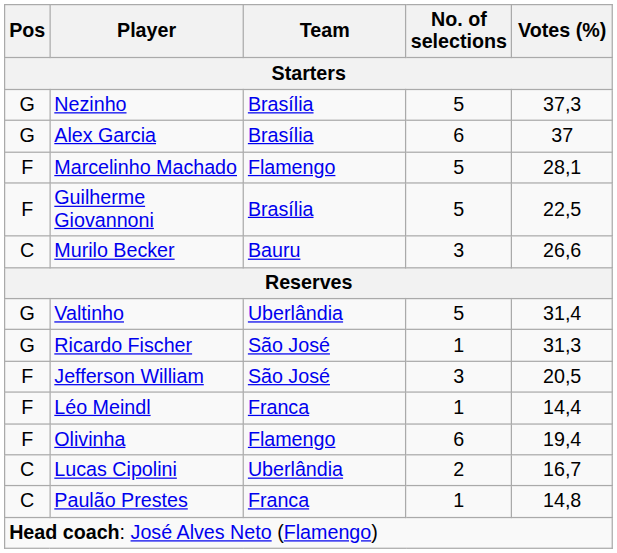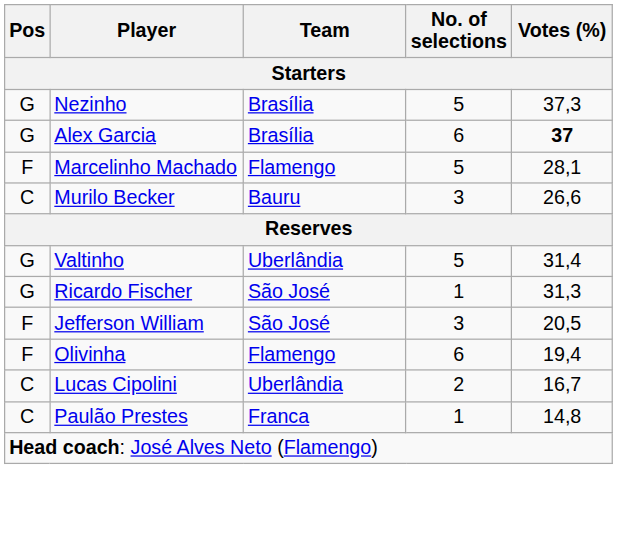(562, 135) normal -> (562, 135) bold
- row: (104, 209)
- row: (102, 407)
